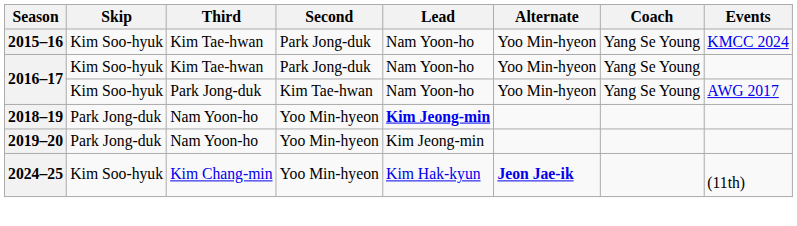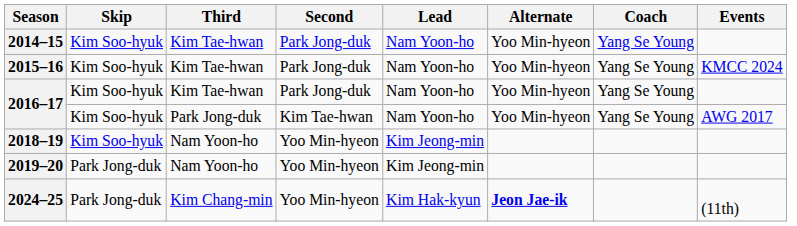+ row: (36, 41)
(116, 116) Park Jong-duk -> (117, 141) Kim Soo-hyuk
(438, 116) bold -> (435, 141) normal
(117, 174) Kim Soo-hyuk -> (116, 199) Park Jong-duk
